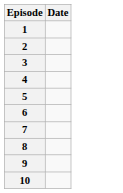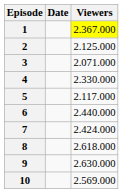+ column: (95, 12)
